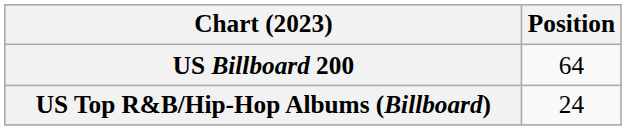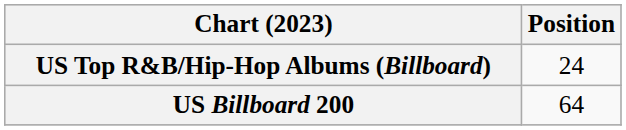rows swapped: (263, 64) <-> (263, 104)
